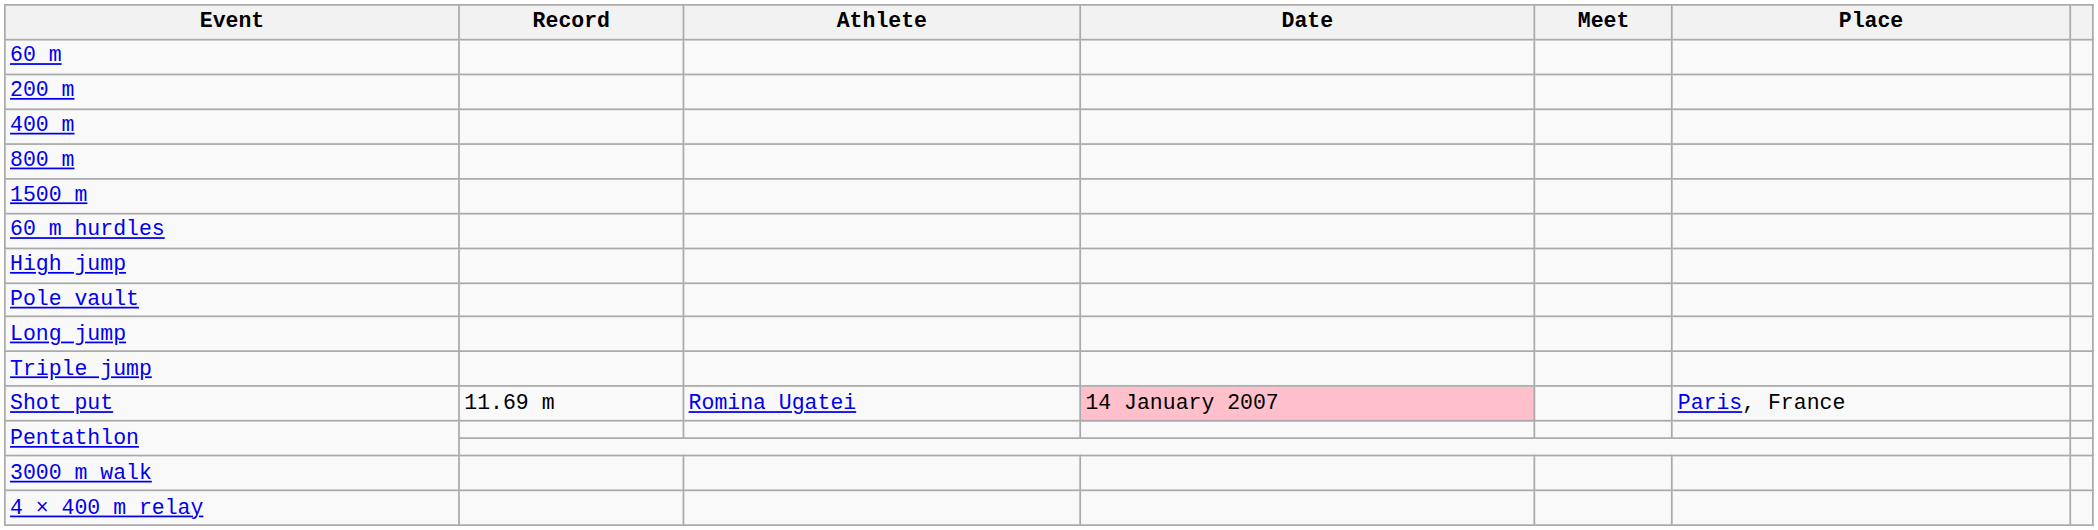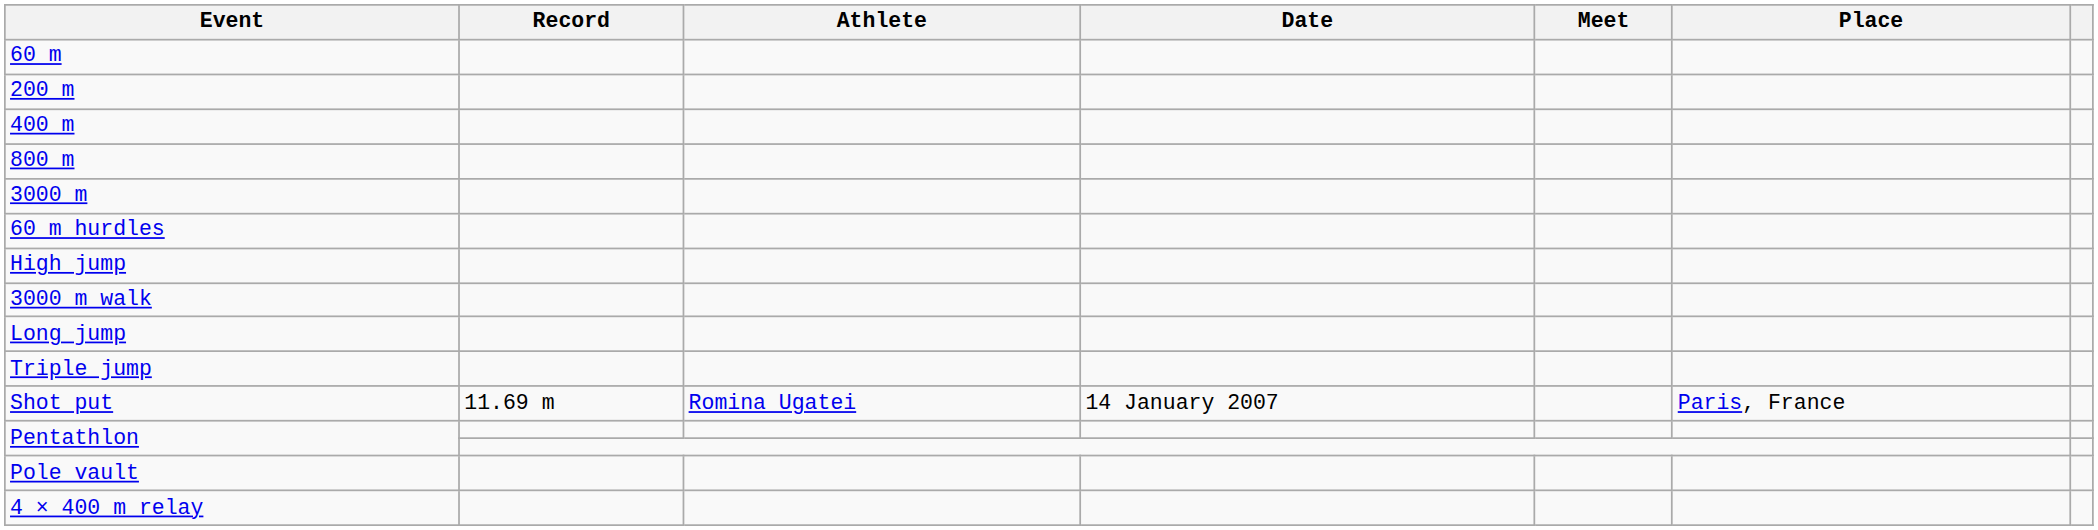- row: (49, 196)
+ row: (49, 196)
rows swapped: (74, 300) <-> (81, 474)
(1182, 404) pink background -> (1182, 404) no background
